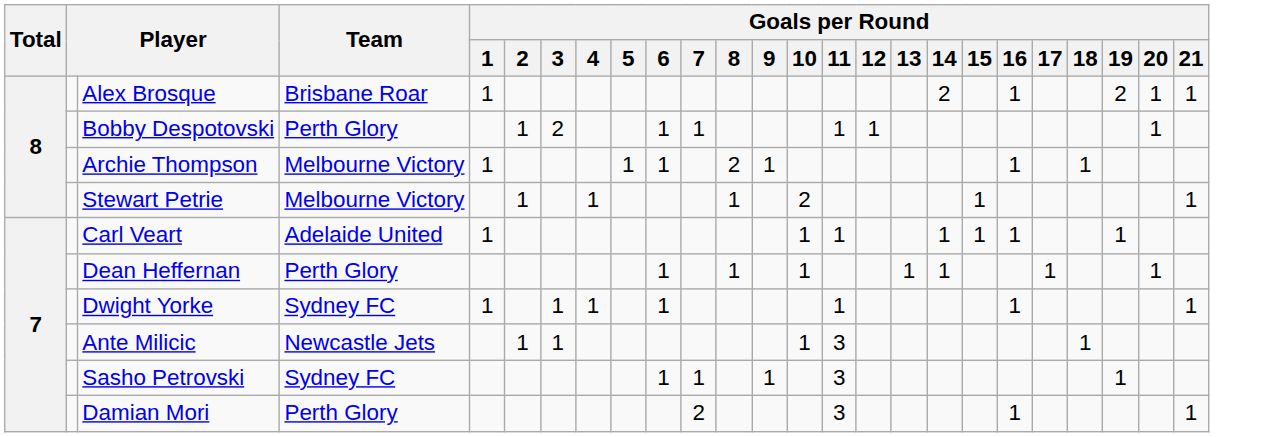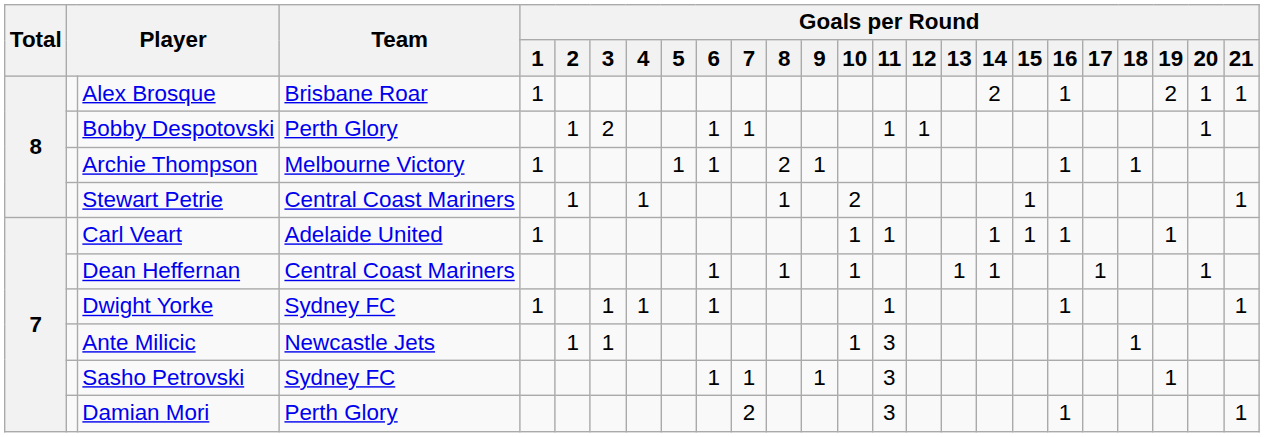(374, 199) Melbourne Victory -> (400, 199) Central Coast Mariners
(341, 270) Perth Glory -> (400, 270) Central Coast Mariners
